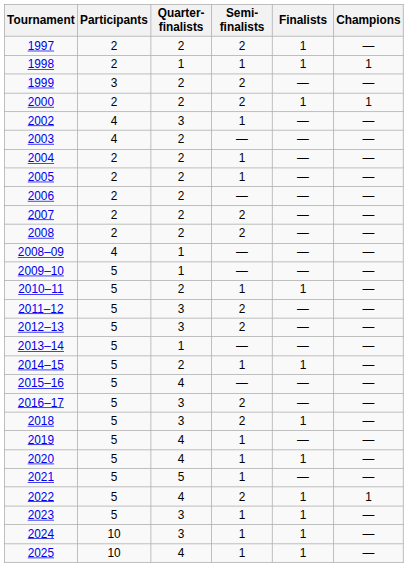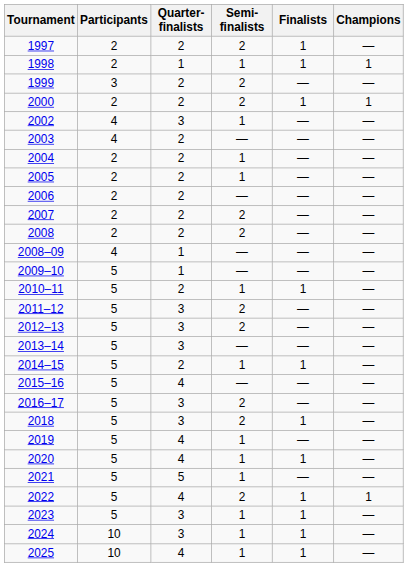(181, 346) 1 -> (181, 346) 3
